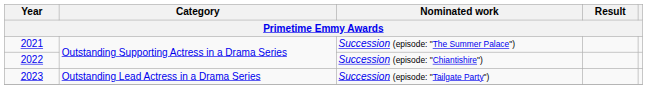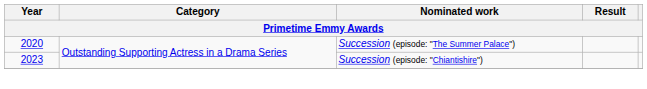(32, 44) 2021 -> (32, 44) 2020
(32, 60) 2022 -> (32, 60) 2023
- row: (414, 76)
